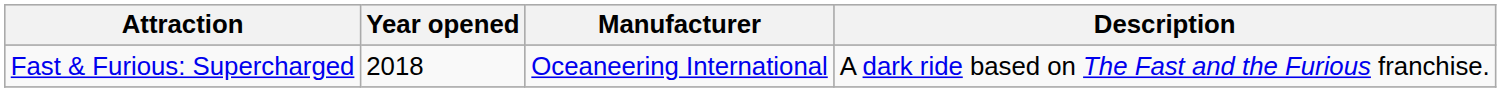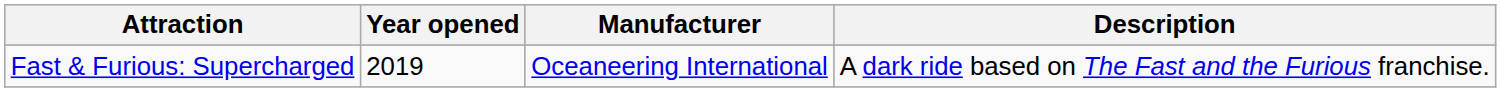(395, 65) 2018 -> (395, 65) 2019
